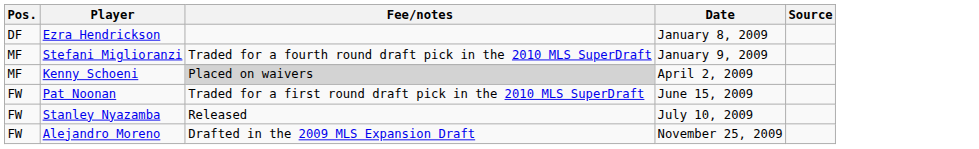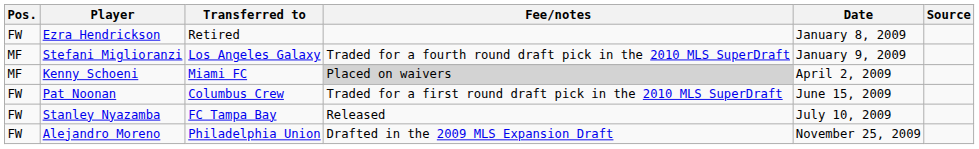+ column: (254, 14)
(15, 34) DF -> (15, 34) FW
